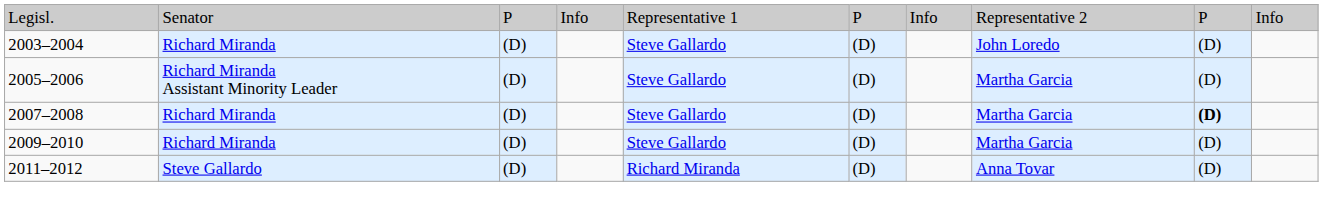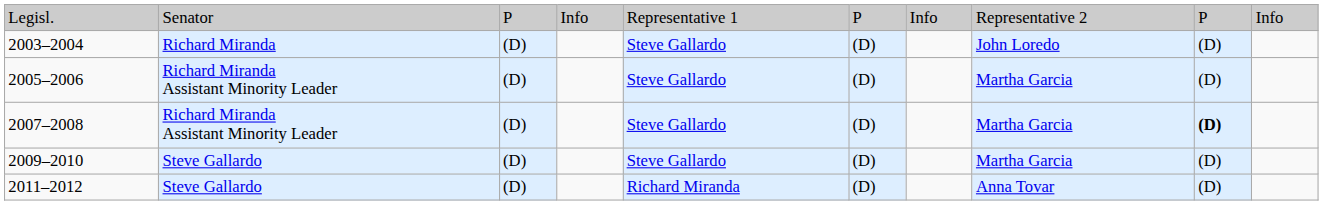(219, 115) Richard Miranda -> (250, 124) Richard Miranda Assistant Minority Leader
(219, 141) Richard Miranda -> (212, 160) Steve Gallardo
